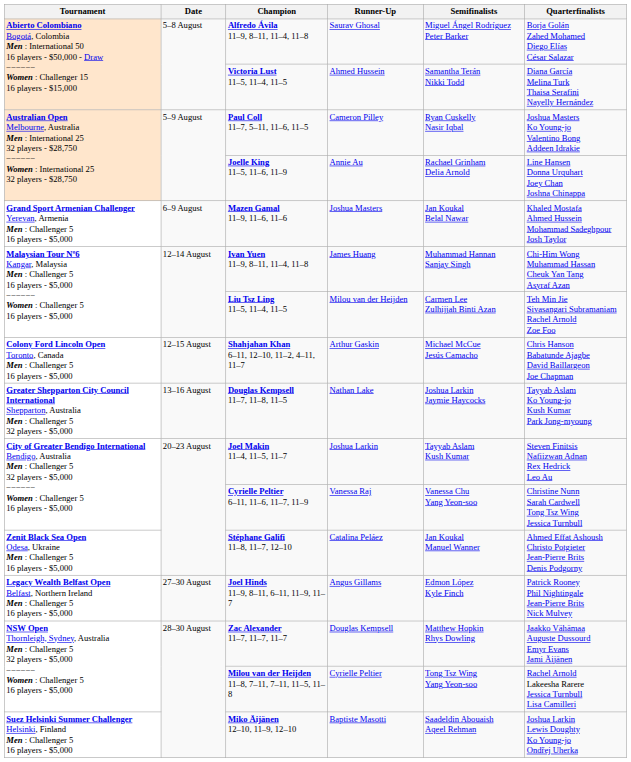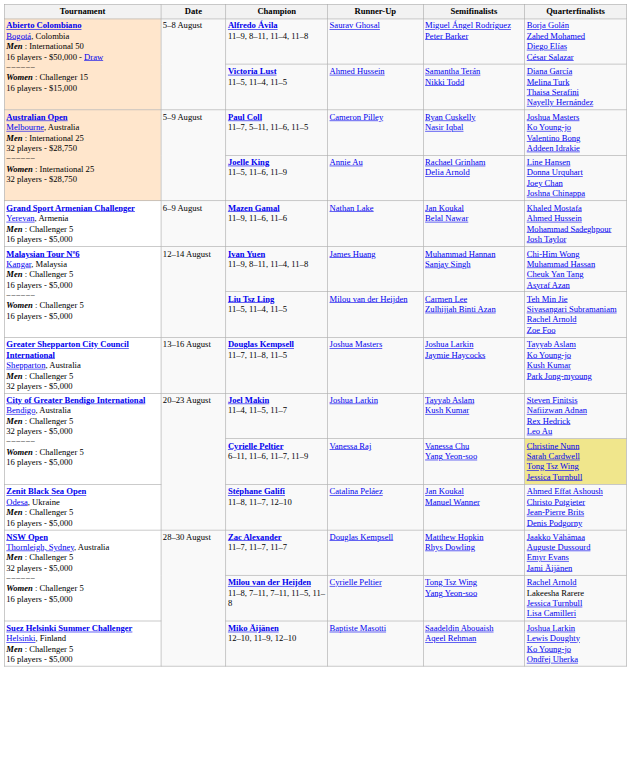(356, 208) Joshua Masters -> (352, 208) Nathan Lake
- row: (271, 355)
(352, 390) Nathan Lake -> (356, 344) Joshua Masters
(555, 507) no background -> (555, 461) khaki background
- row: (276, 593)
